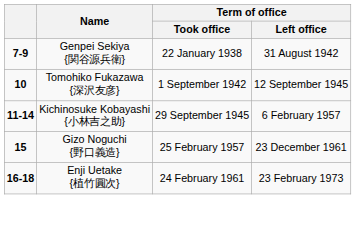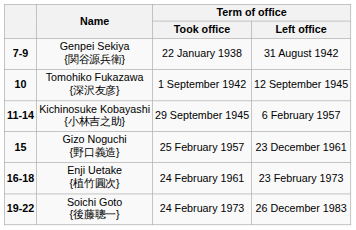+ row: (95, 208)
